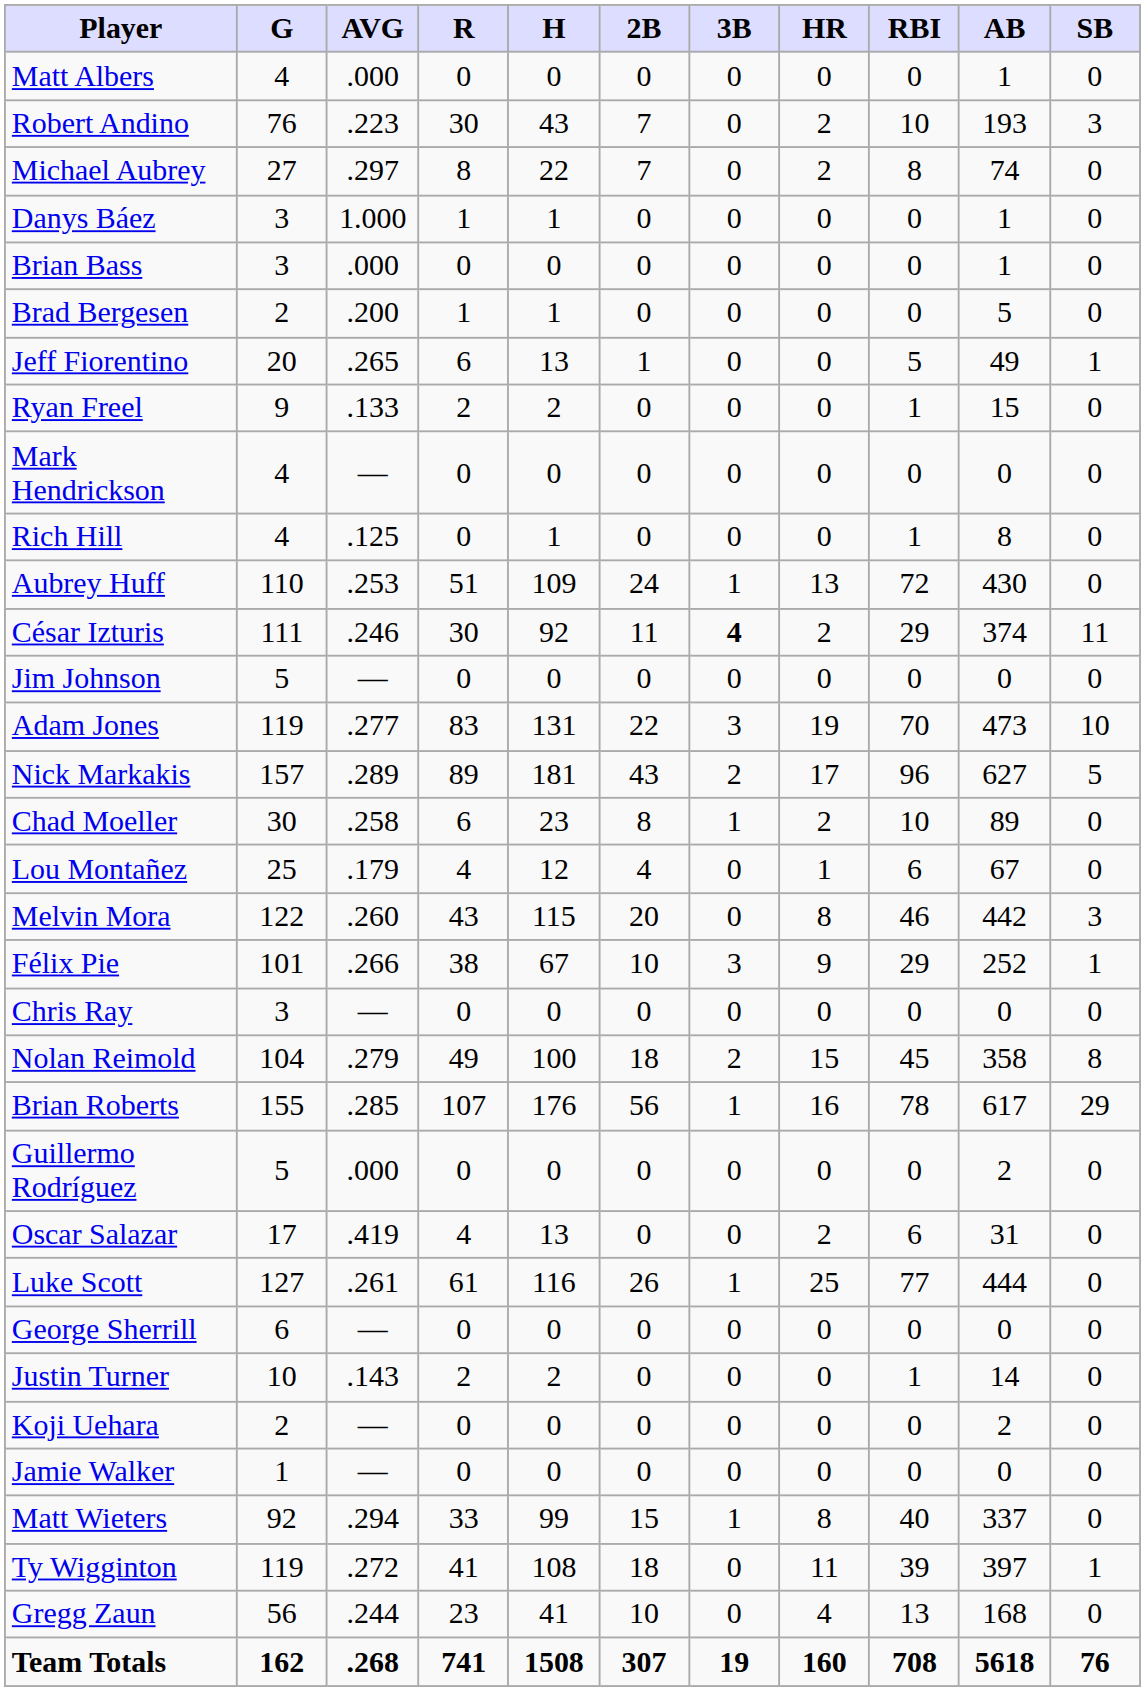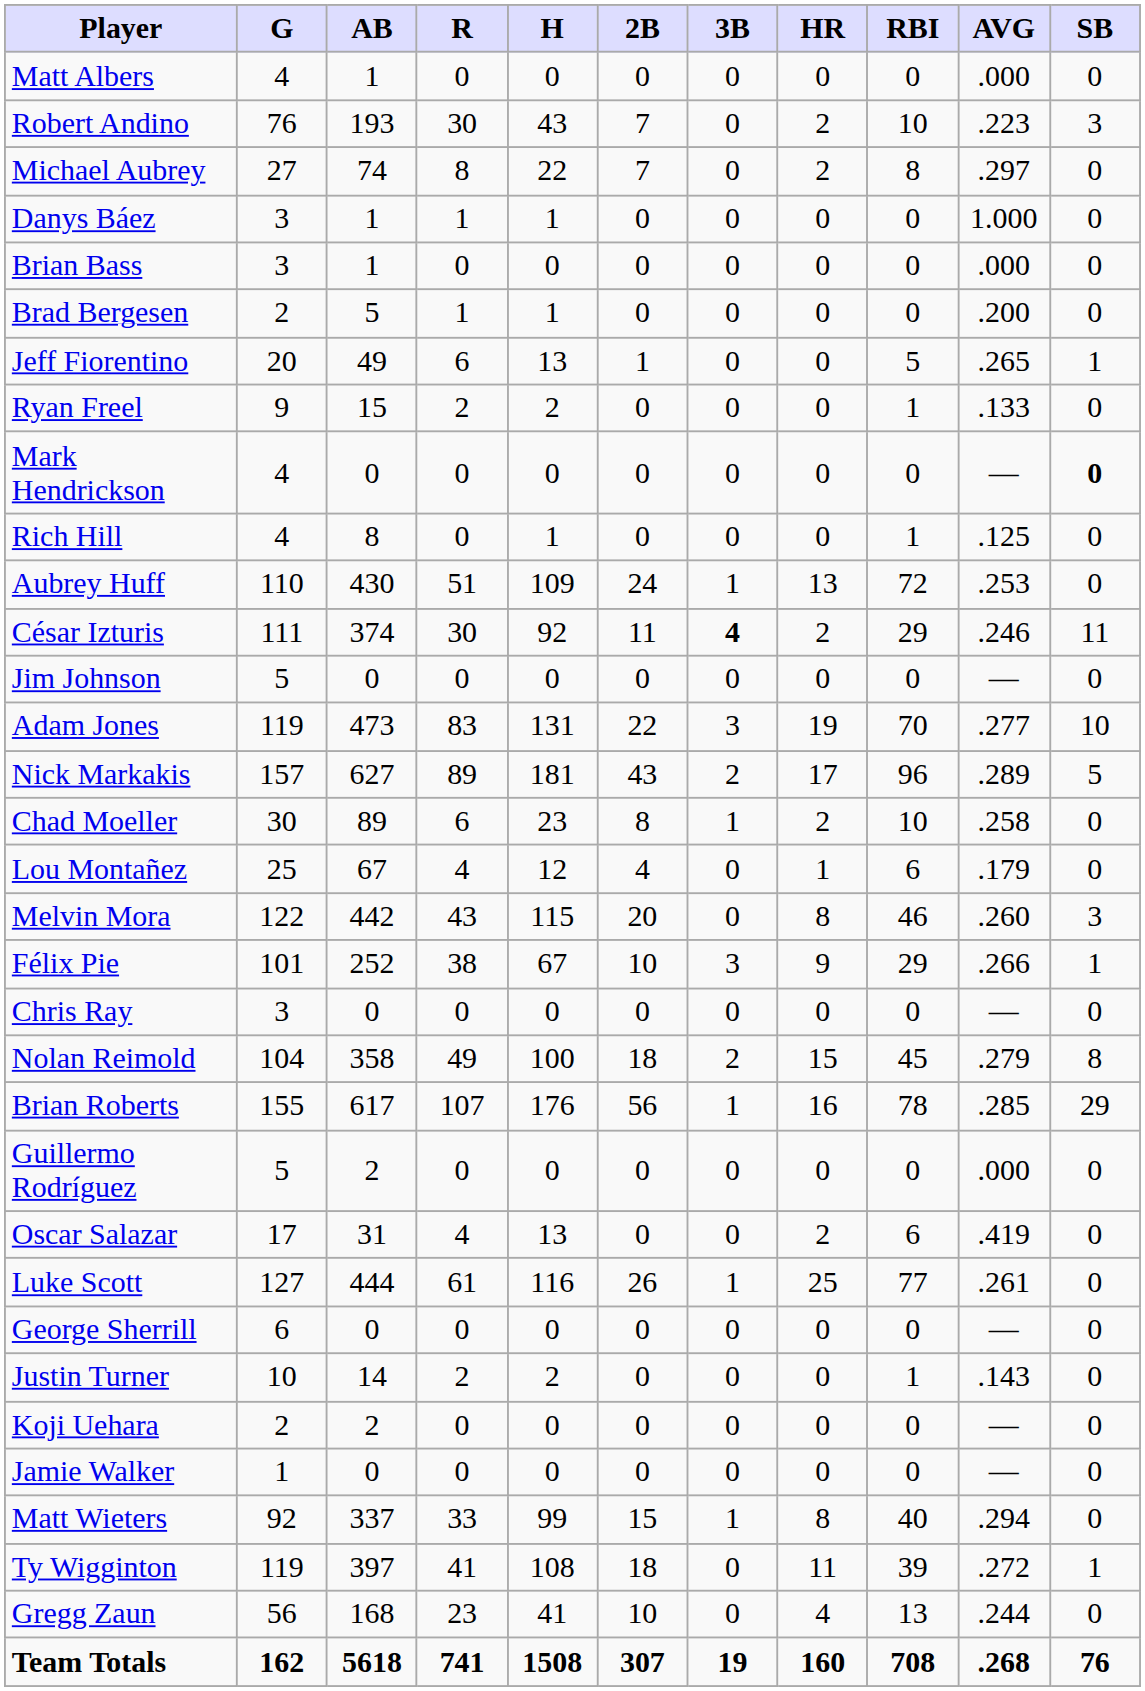columns swapped: (1005, 28) <-> (373, 28)
(1095, 472) normal -> (1095, 472) bold
